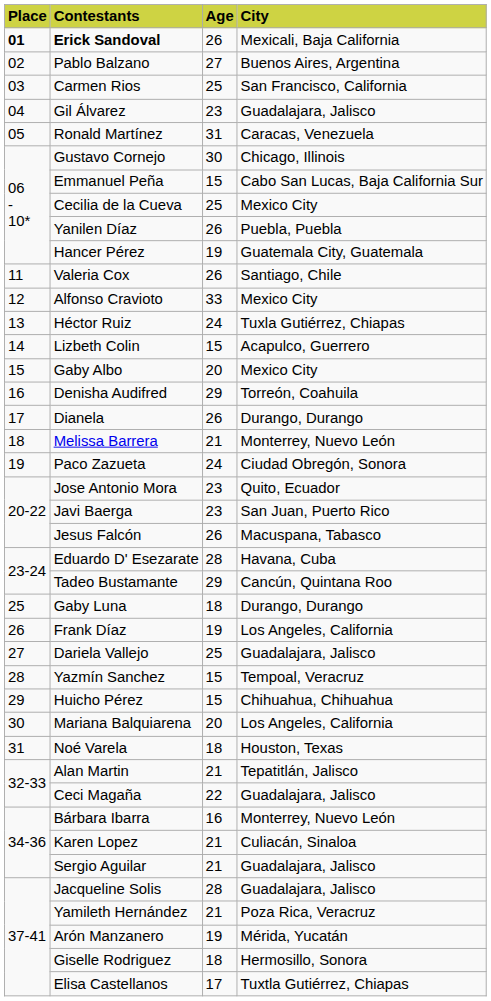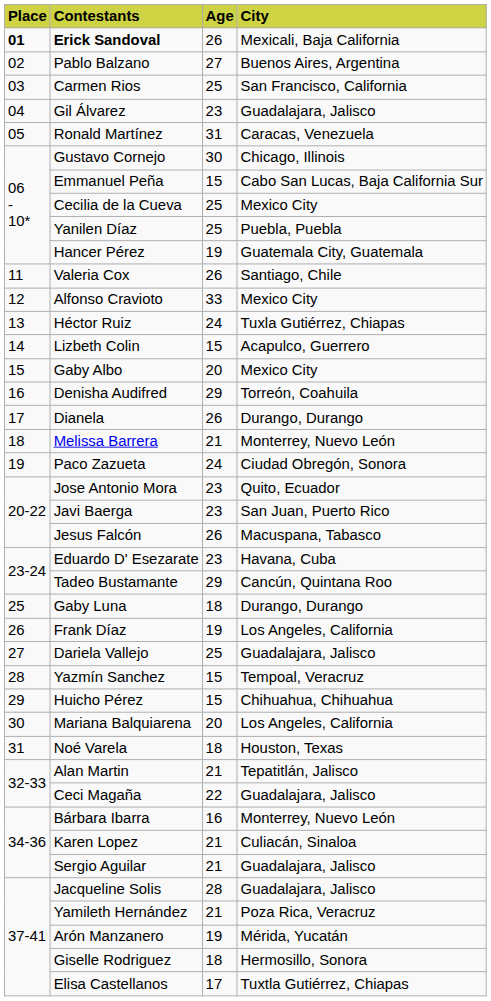(214, 228) 26 -> (214, 228) 25
(214, 559) 28 -> (214, 559) 23
